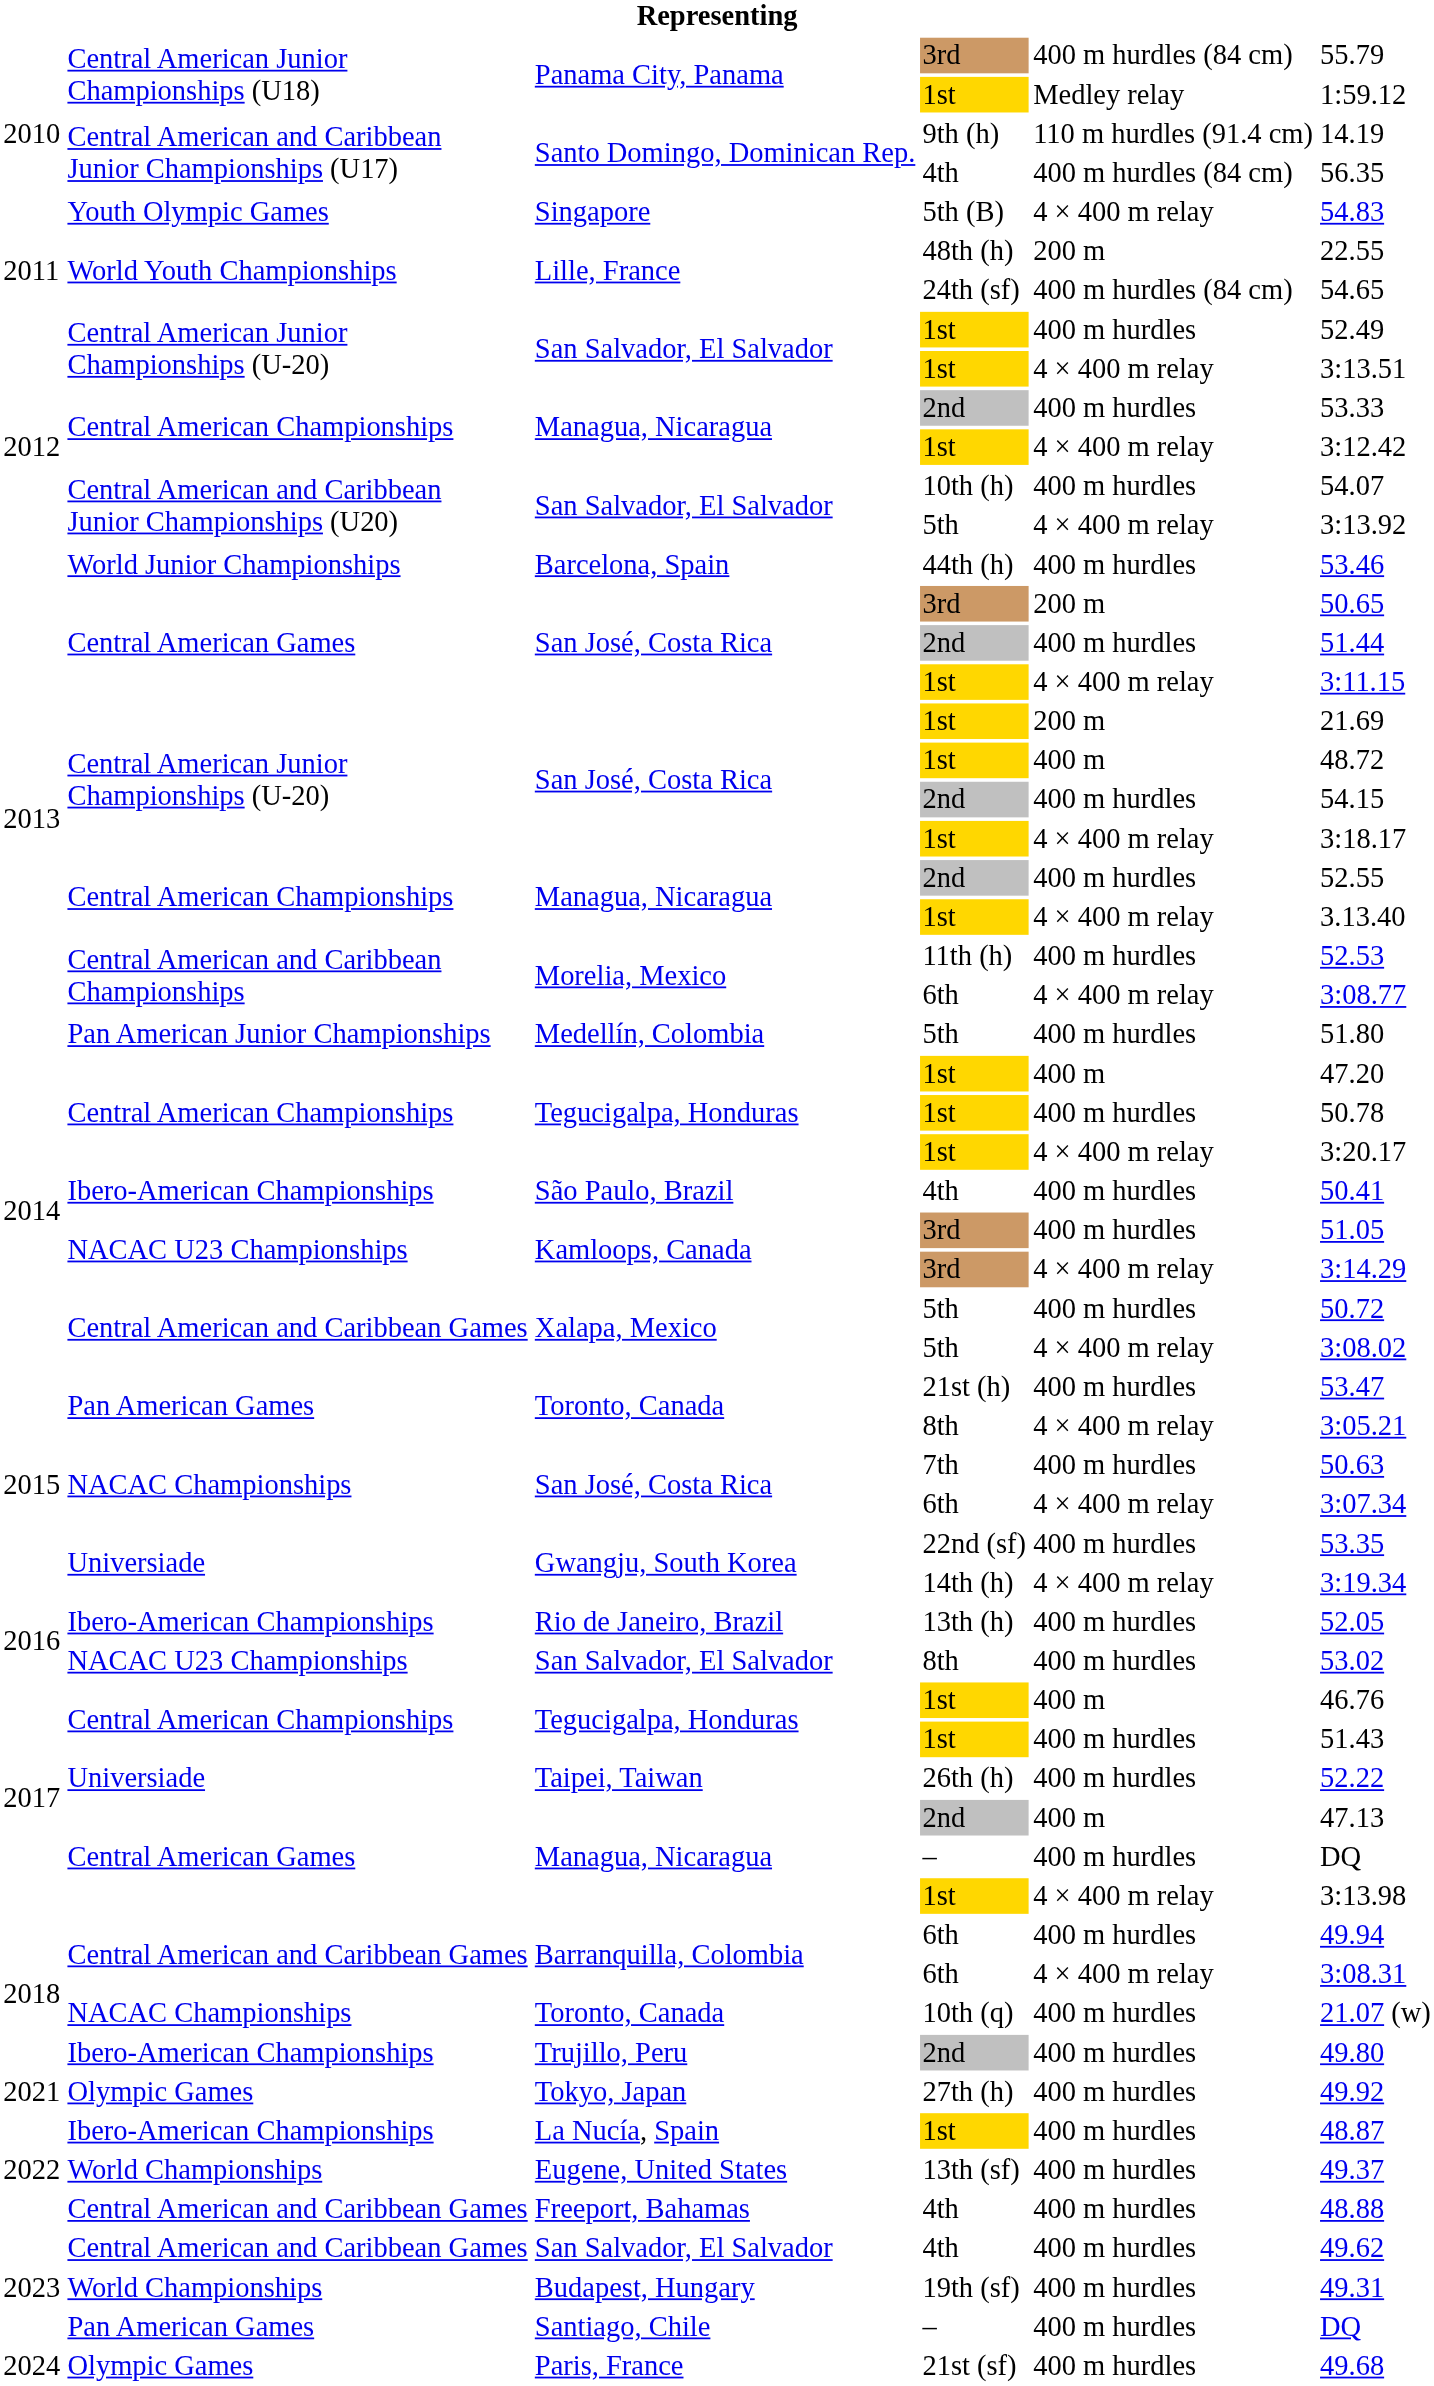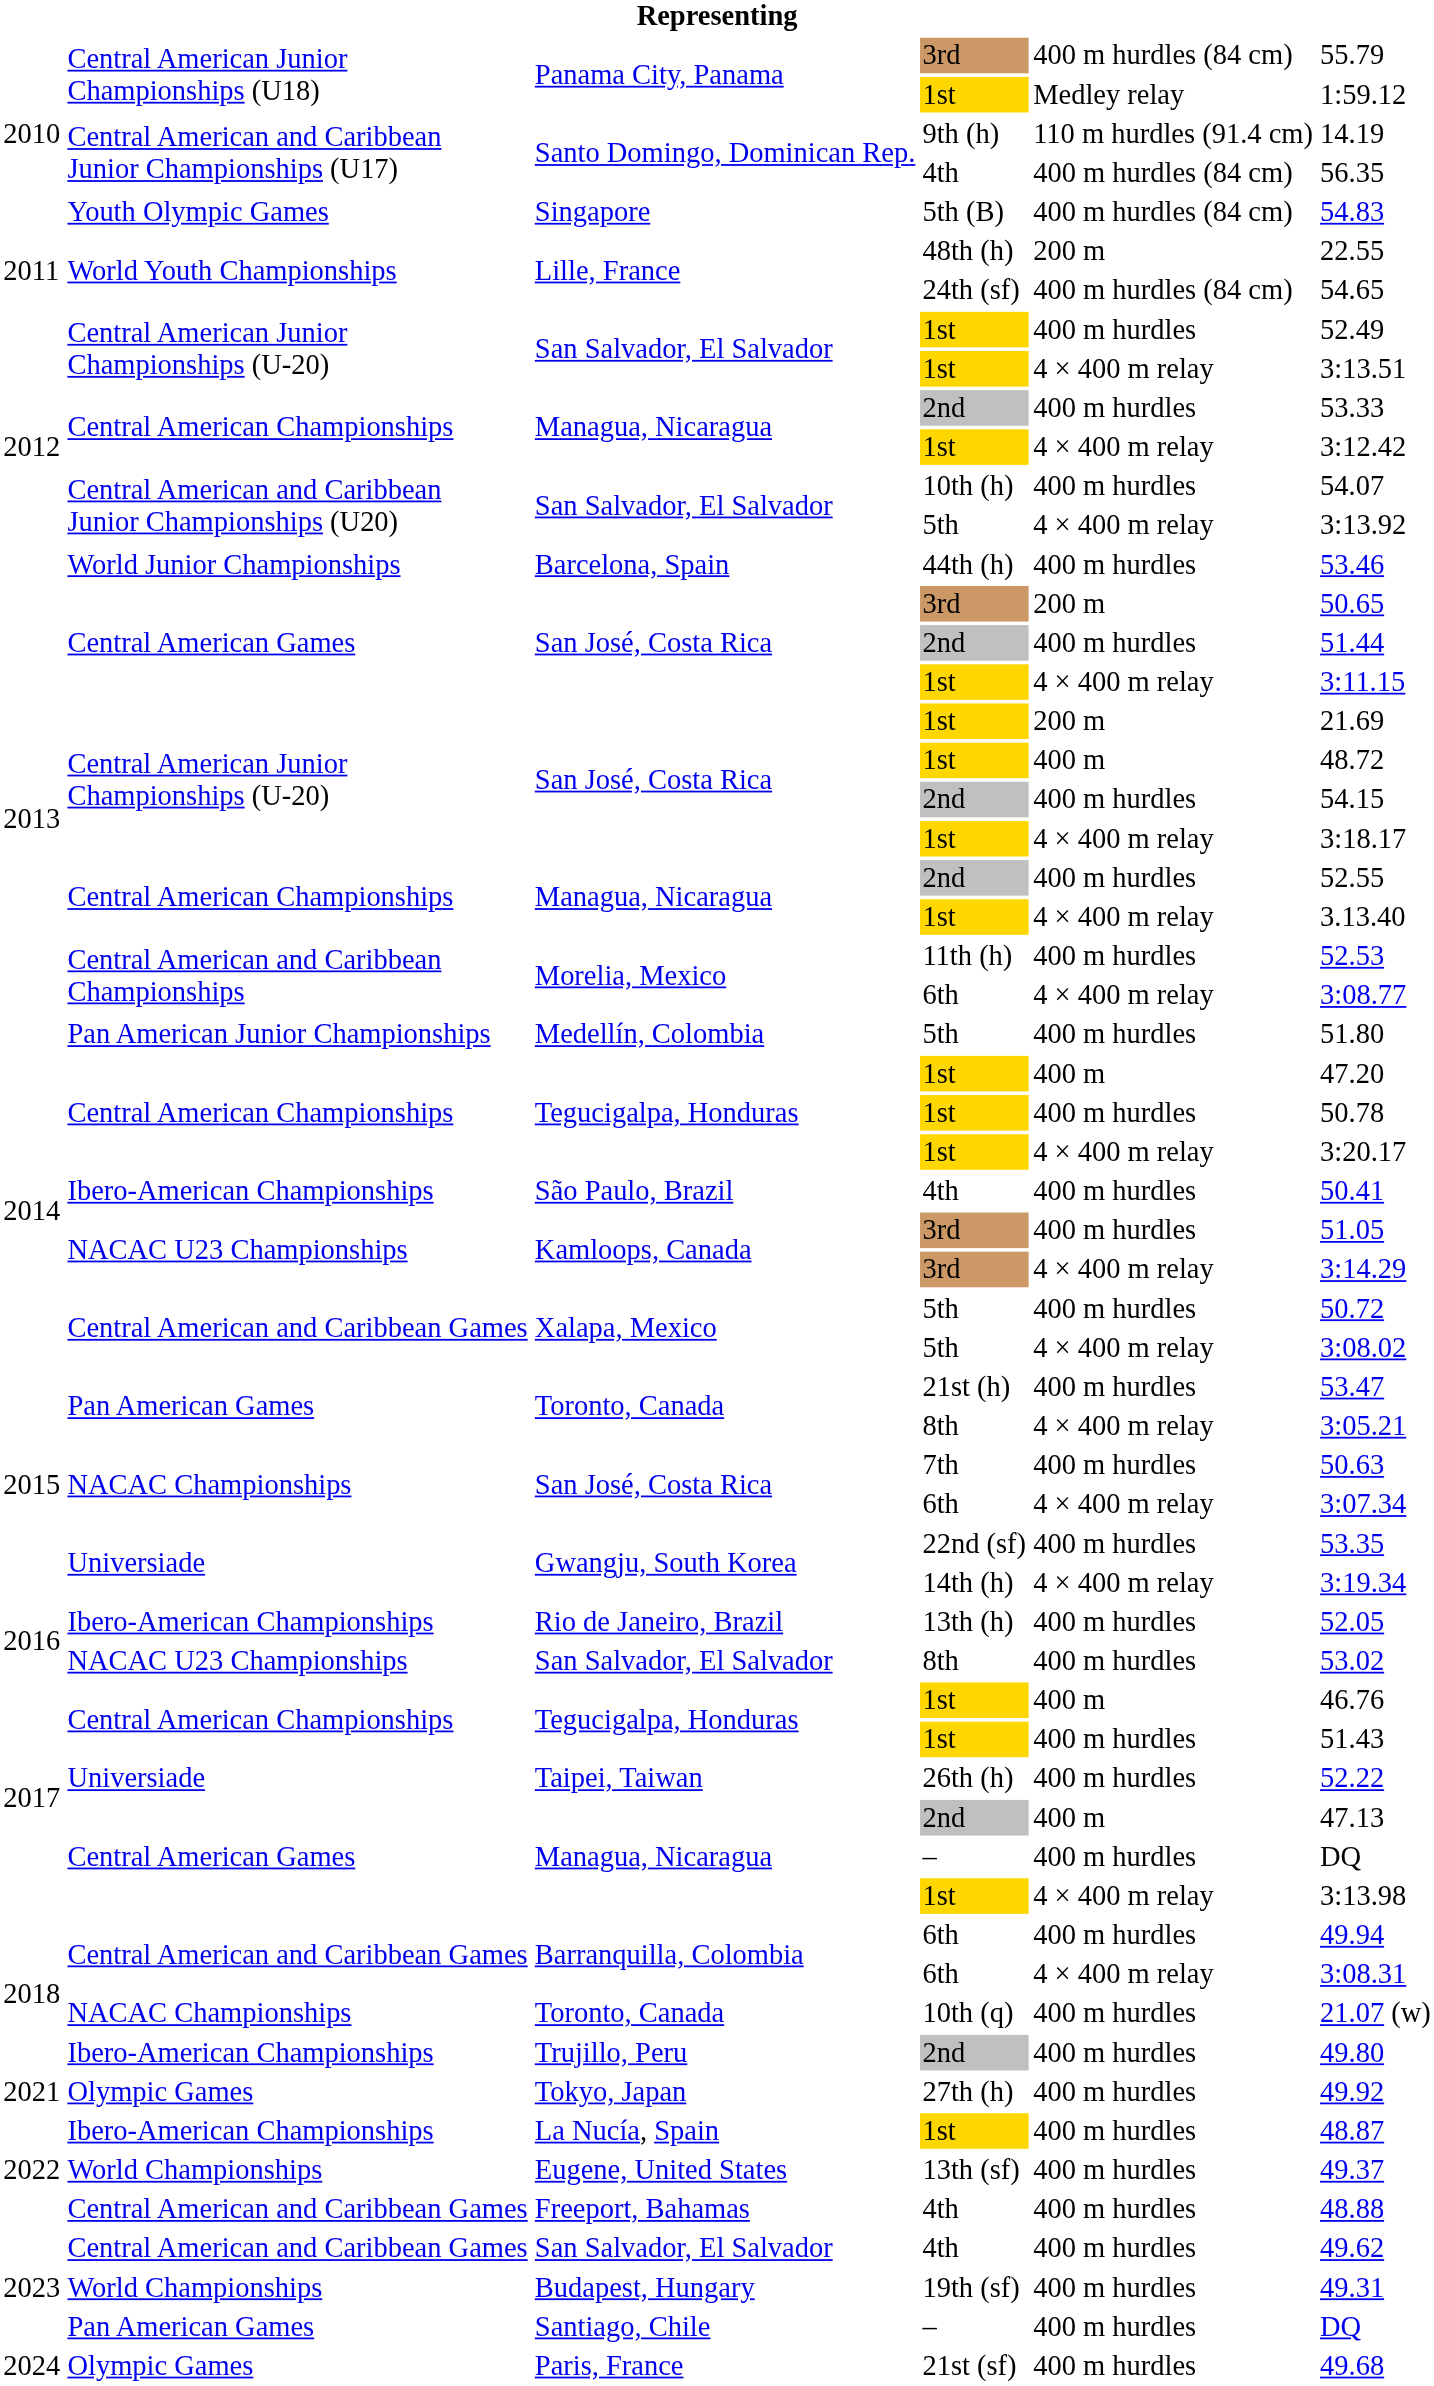(1123, 211) 4 × 400 m relay -> (1163, 211) 400 m hurdles (84 cm)
